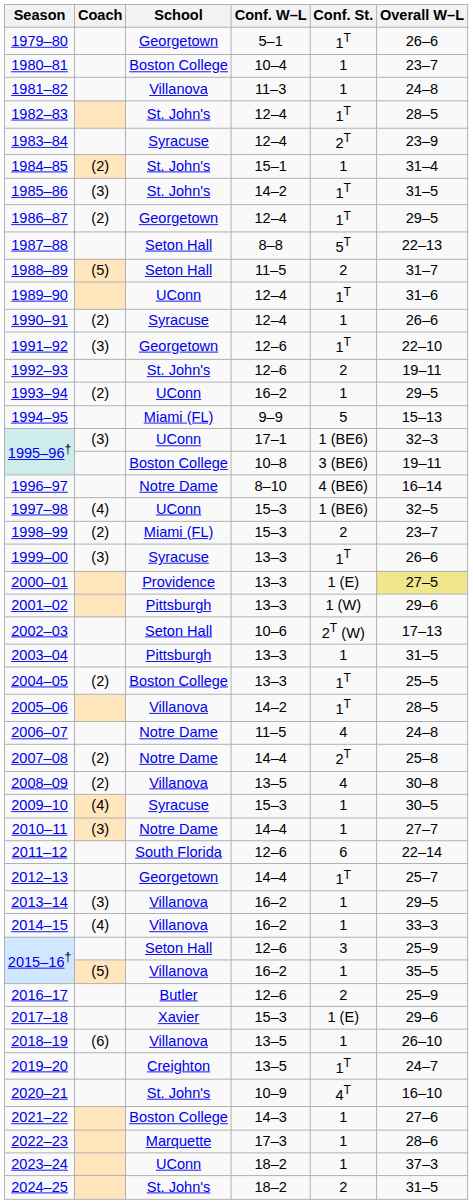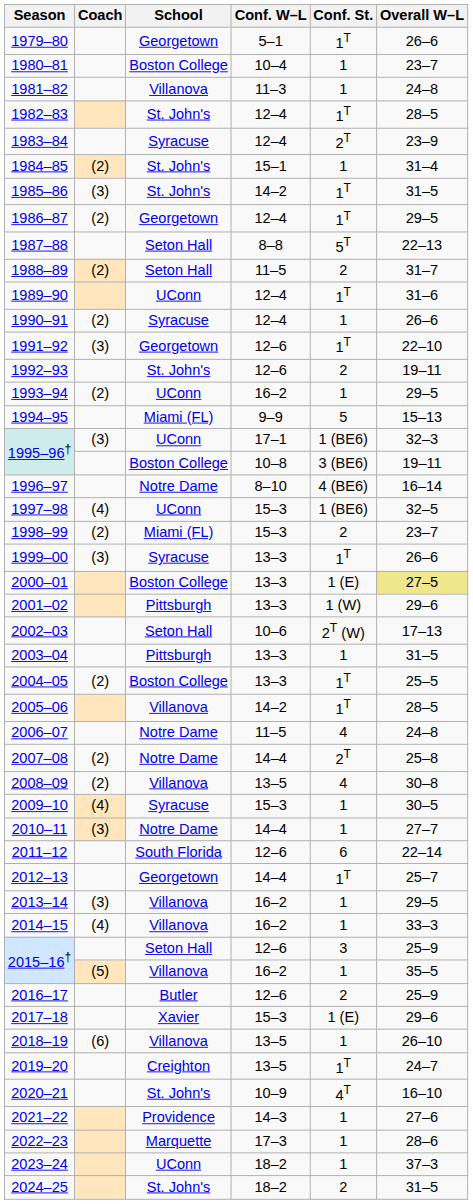(100, 270) (5) -> (100, 270) (2)
(179, 582) Providence -> (179, 582) Boston College
(179, 1118) Boston College -> (179, 1118) Providence
